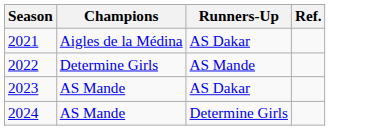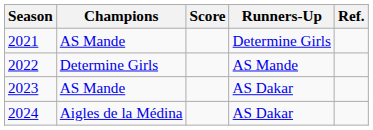+ column: (208, 16)
(121, 40) Aigles de la Médina -> (92, 40) AS Mande
(220, 40) AS Dakar -> (282, 40) Determine Girls
(92, 112) AS Mande -> (121, 112) Aigles de la Médina
(239, 112) Determine Girls -> (263, 112) AS Dakar
